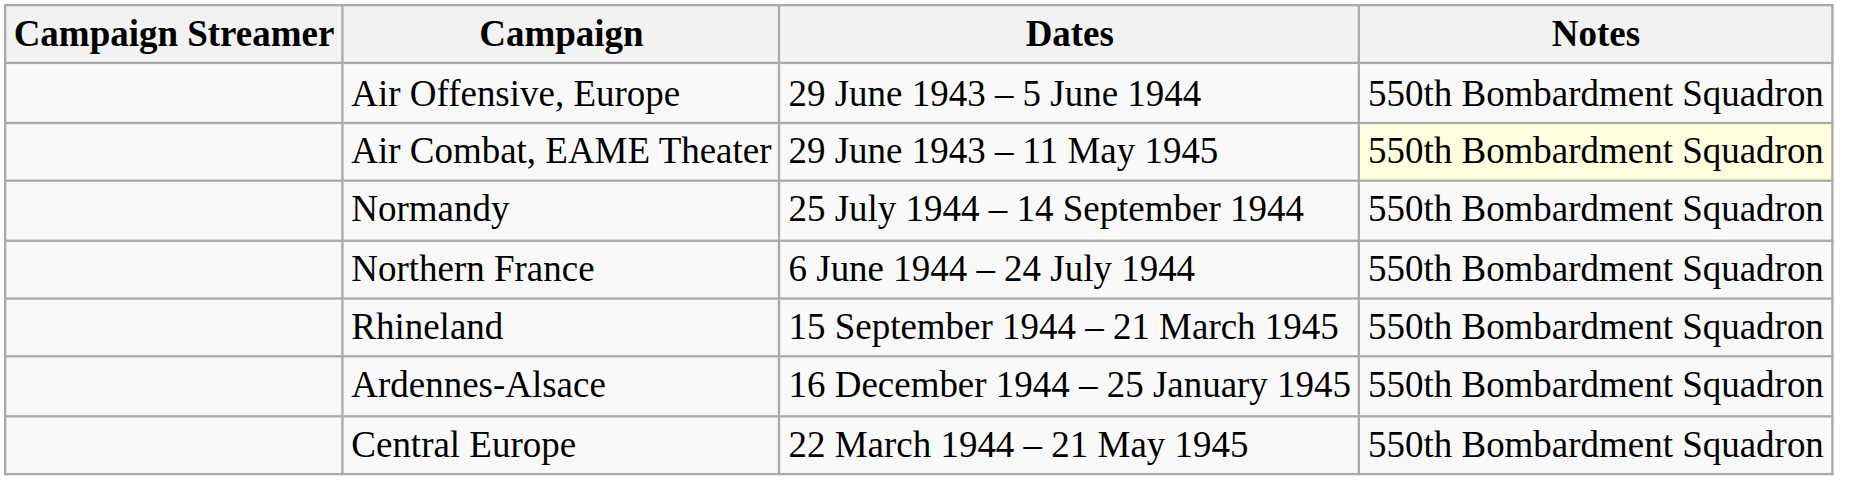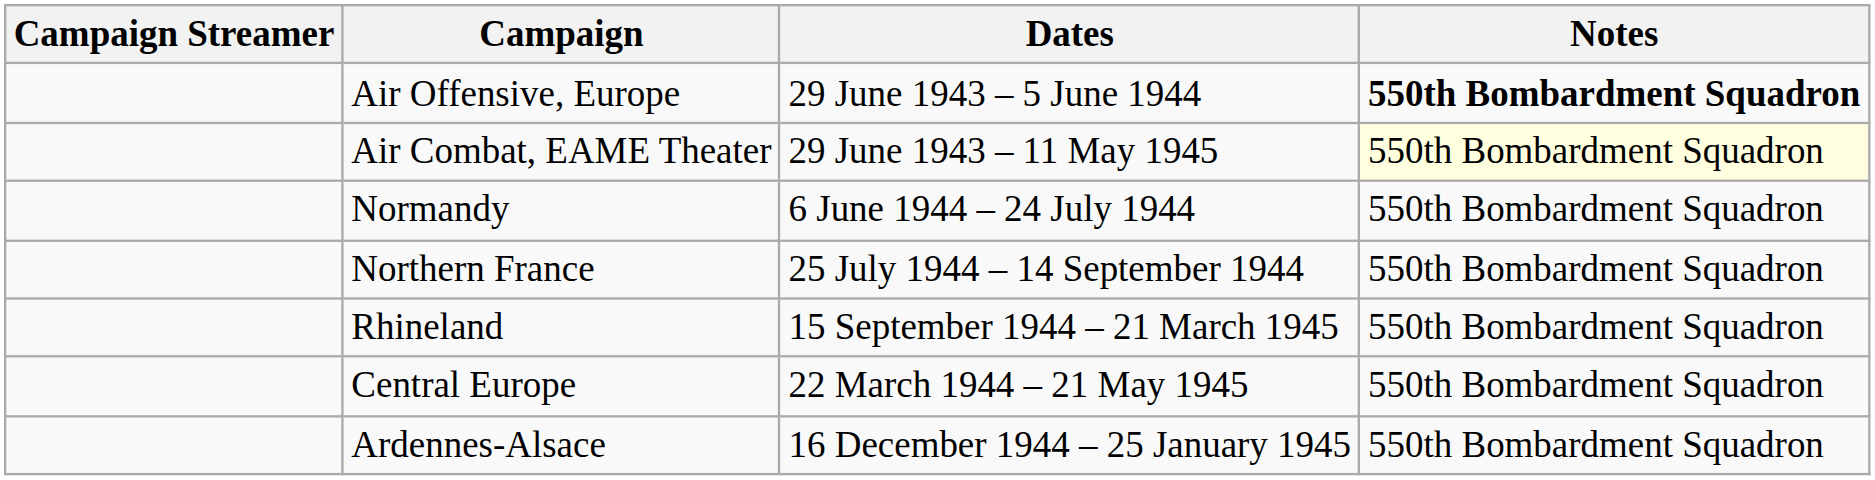(1596, 92) normal -> (1614, 92) bold
(1046, 209) 25 July 1944 – 14 September 1944 -> (992, 209) 6 June 1944 – 24 July 1944
(992, 268) 6 June 1944 – 24 July 1944 -> (1046, 268) 25 July 1944 – 14 September 1944
rows swapped: (479, 385) <-> (464, 444)
